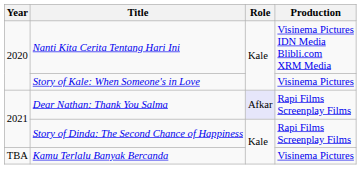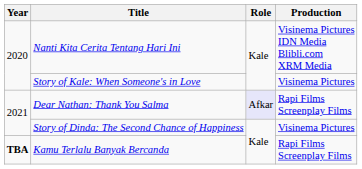(314, 133) Rapi Films Screenplay Films -> (316, 127) Visinema Pictures
(17, 156) normal -> (18, 150) bold
(316, 156) Visinema Pictures -> (315, 150) Rapi Films Screenplay Films
